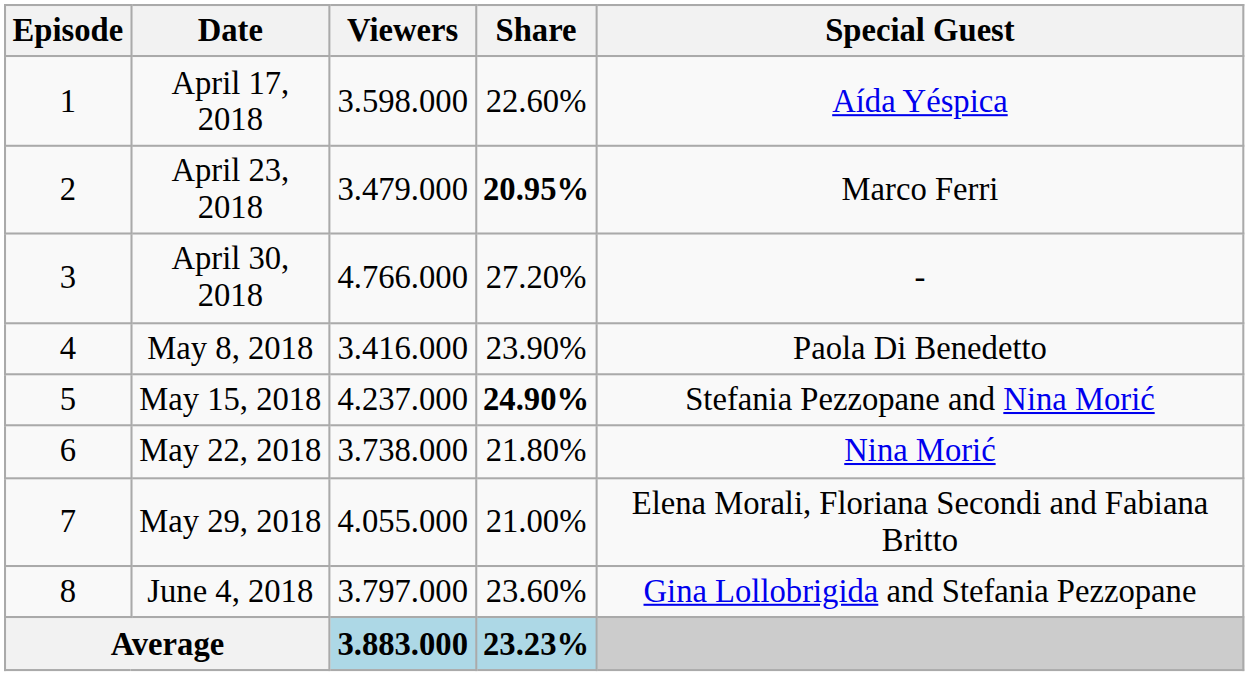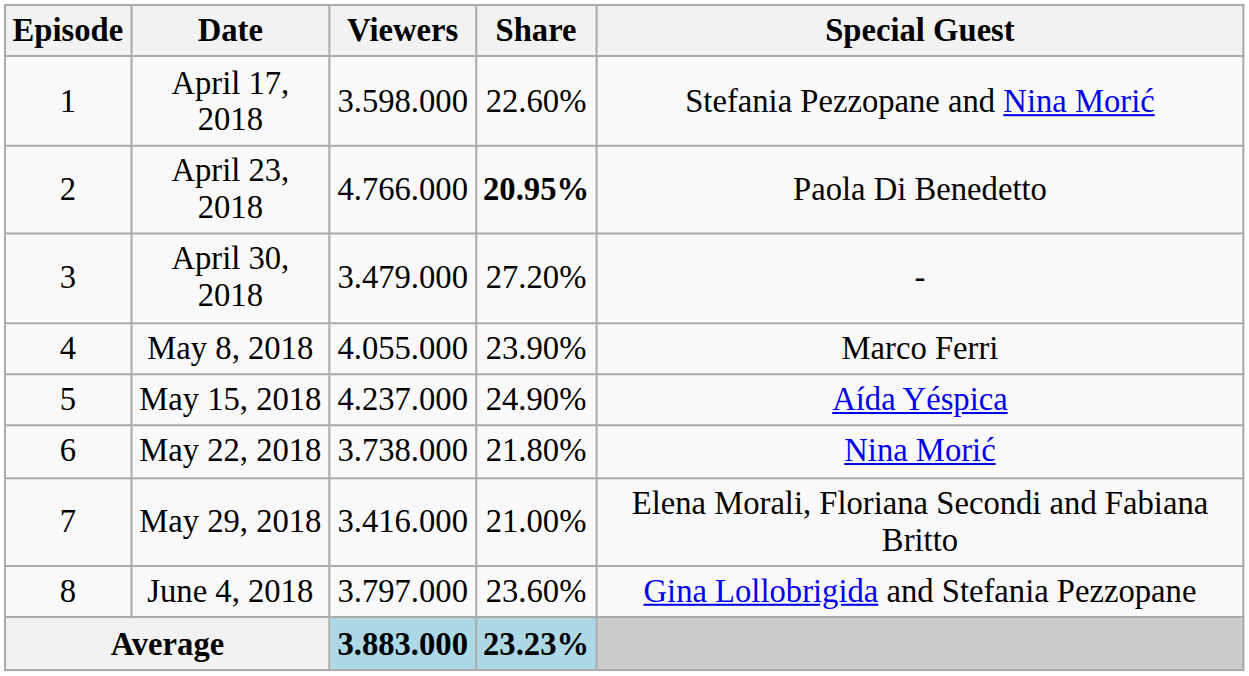(920, 100) Aída Yéspica -> (920, 100) Stefania Pezzopane and Nina Morić
(403, 188) 3.479.000 -> (403, 188) 4.766.000
(920, 188) Marco Ferri -> (920, 188) Paola Di Benedetto
(403, 277) 4.766.000 -> (403, 277) 3.479.000
(403, 347) 3.416.000 -> (403, 347) 4.055.000
(920, 347) Paola Di Benedetto -> (920, 347) Marco Ferri
(536, 399) bold -> (536, 399) normal
(920, 399) Stefania Pezzopane and Nina Morić -> (920, 399) Aída Yéspica
(403, 521) 4.055.000 -> (403, 521) 3.416.000
